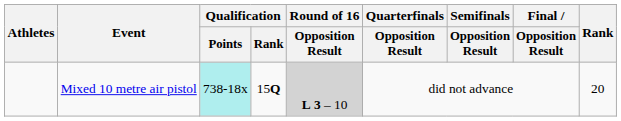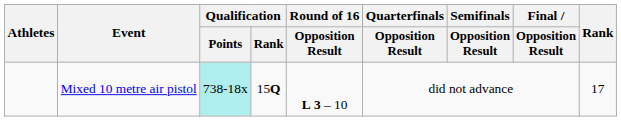(325, 105) lightgrey background -> (325, 105) no background
(598, 89) 20 -> (598, 89) 17
